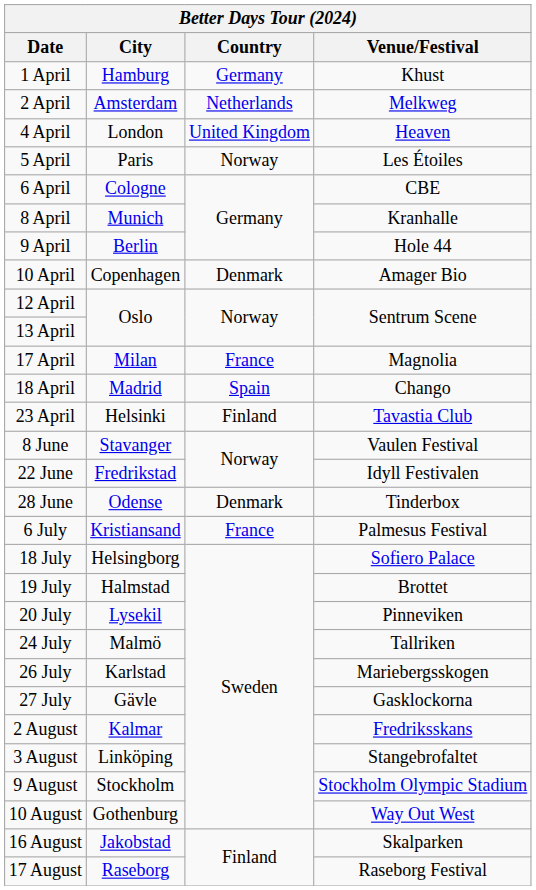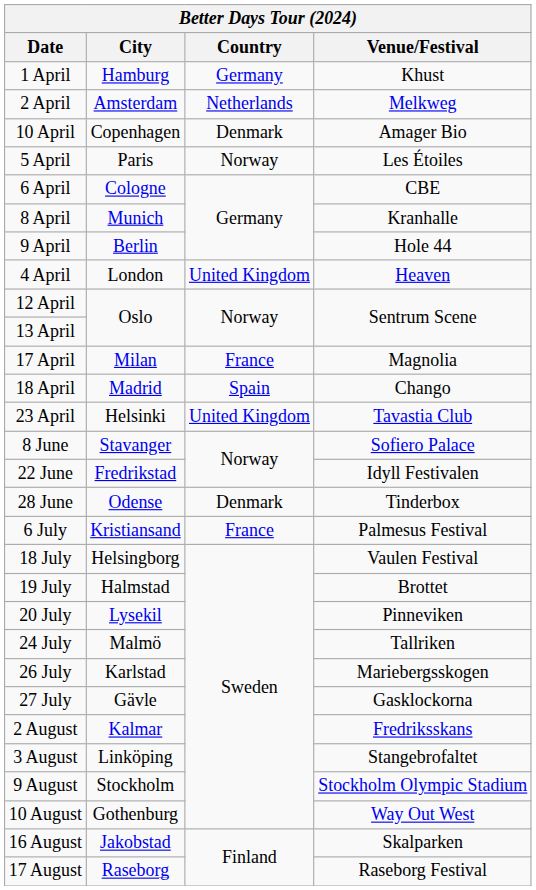rows swapped: (45, 132) <-> (45, 274)
(249, 416) Finland -> (249, 416) United Kingdom
(423, 445) Vaulen Festival -> (423, 445) Sofiero Palace
(423, 558) Sofiero Palace -> (423, 558) Vaulen Festival
